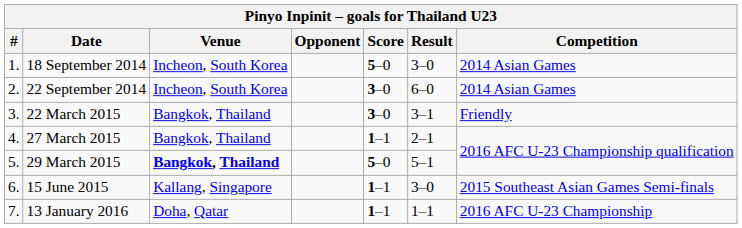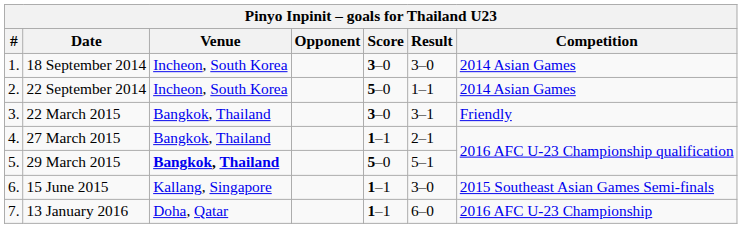(379, 65) 5–0 -> (379, 65) 3–0
(379, 89) 3–0 -> (379, 89) 5–0
(422, 89) 6–0 -> (422, 89) 1–1
(422, 211) 1–1 -> (422, 211) 6–0
